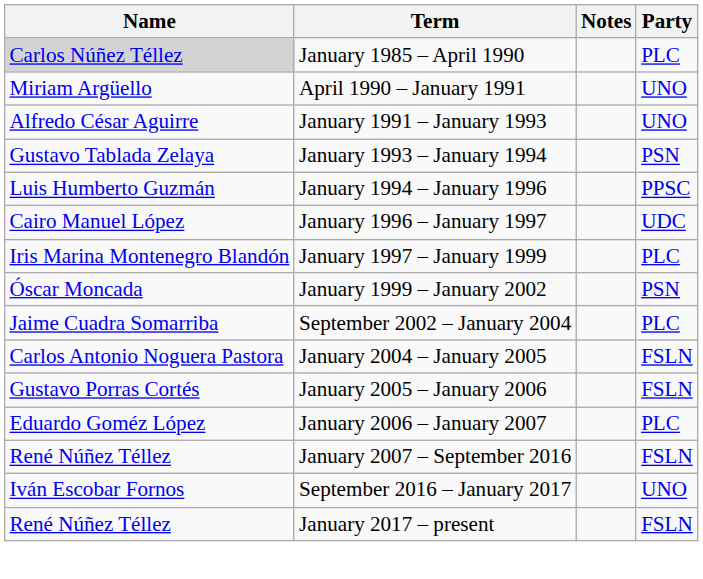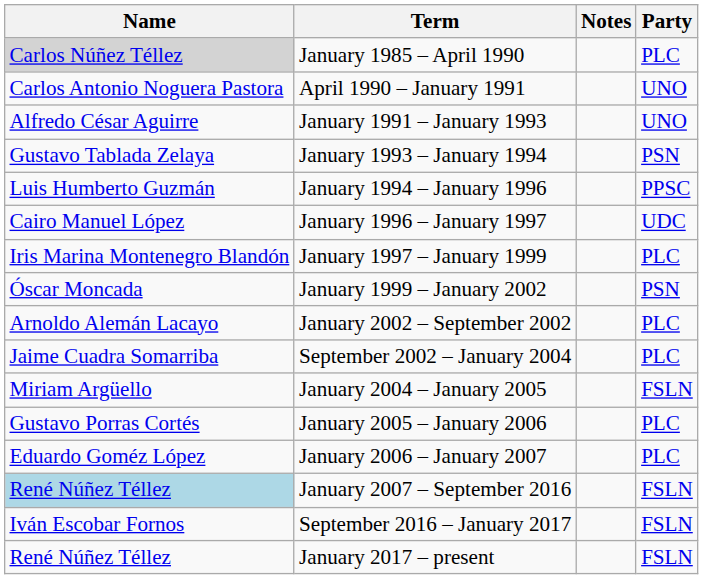(81, 88) Miriam Argüello -> (146, 88) Carlos Antonio Noguera Pastora
+ row: (435, 322)
(146, 356) Carlos Antonio Noguera Pastora -> (81, 389) Miriam Argüello
(667, 389) FSLN -> (660, 423) PLC
(90, 456) no background -> (90, 490) lightblue background
(664, 490) UNO -> (667, 523) FSLN
